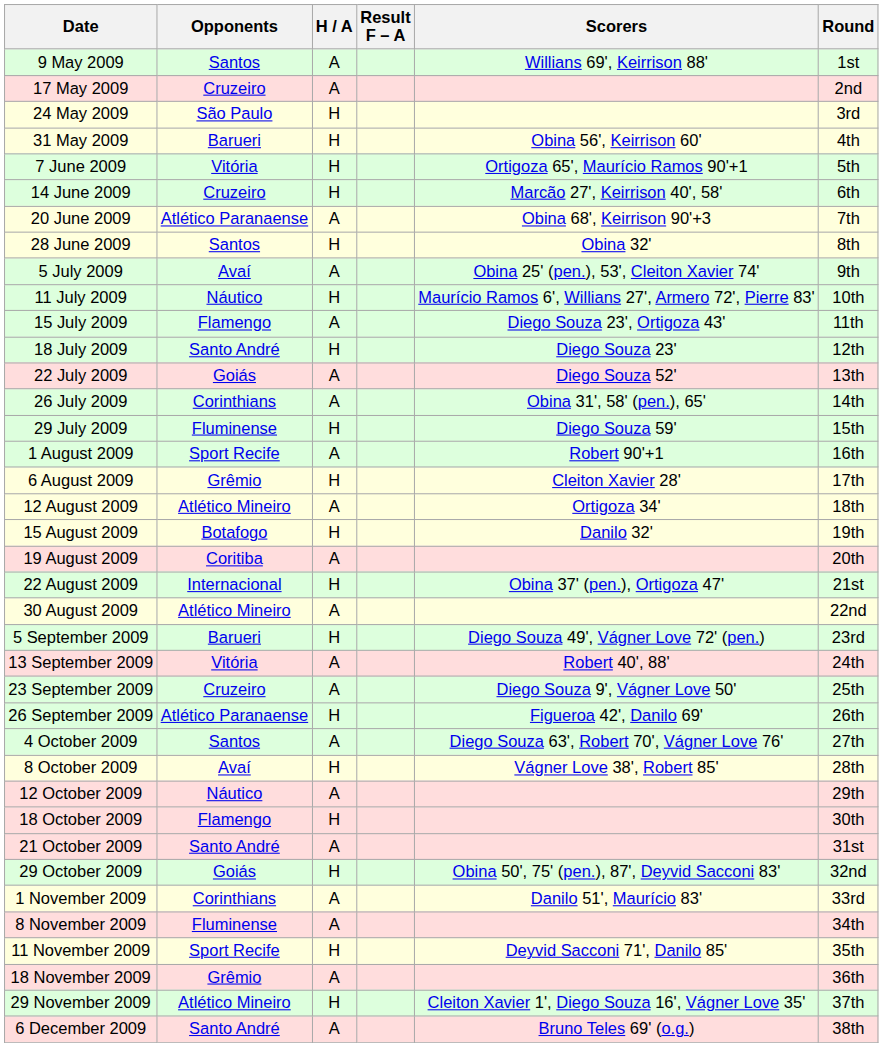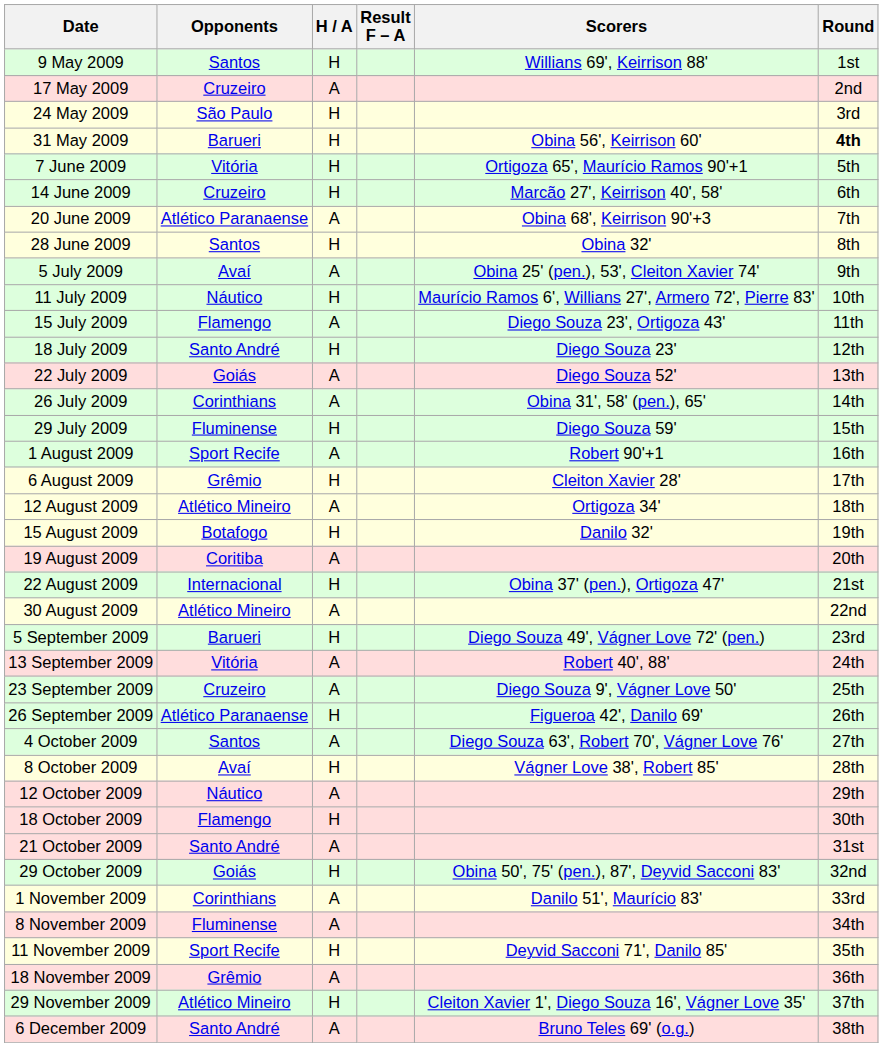(334, 62) A -> (334, 62) H
(848, 140) normal -> (848, 140) bold
